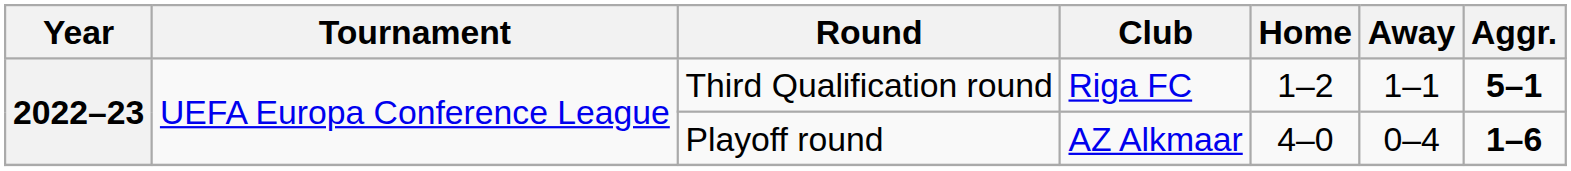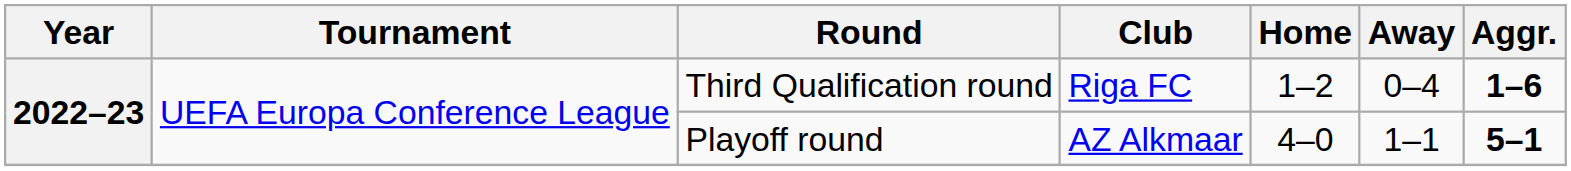(1412, 85) 1–1 -> (1412, 85) 0–4
(1514, 85) 5–1 -> (1514, 85) 1–6
(1412, 139) 0–4 -> (1412, 139) 1–1
(1514, 139) 1–6 -> (1514, 139) 5–1
